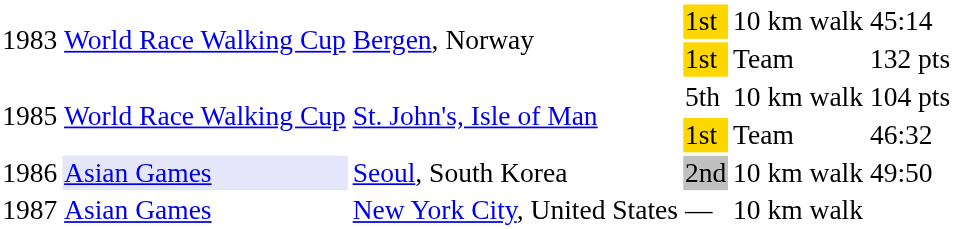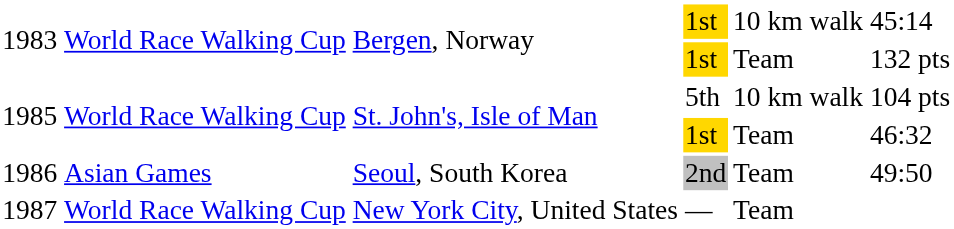(138, 172) lavender background -> (138, 172) no background
(798, 172) 10 km walk -> (763, 172) Team
(138, 210) Asian Games -> (205, 210) World Race Walking Cup
(798, 210) 10 km walk -> (763, 210) Team
